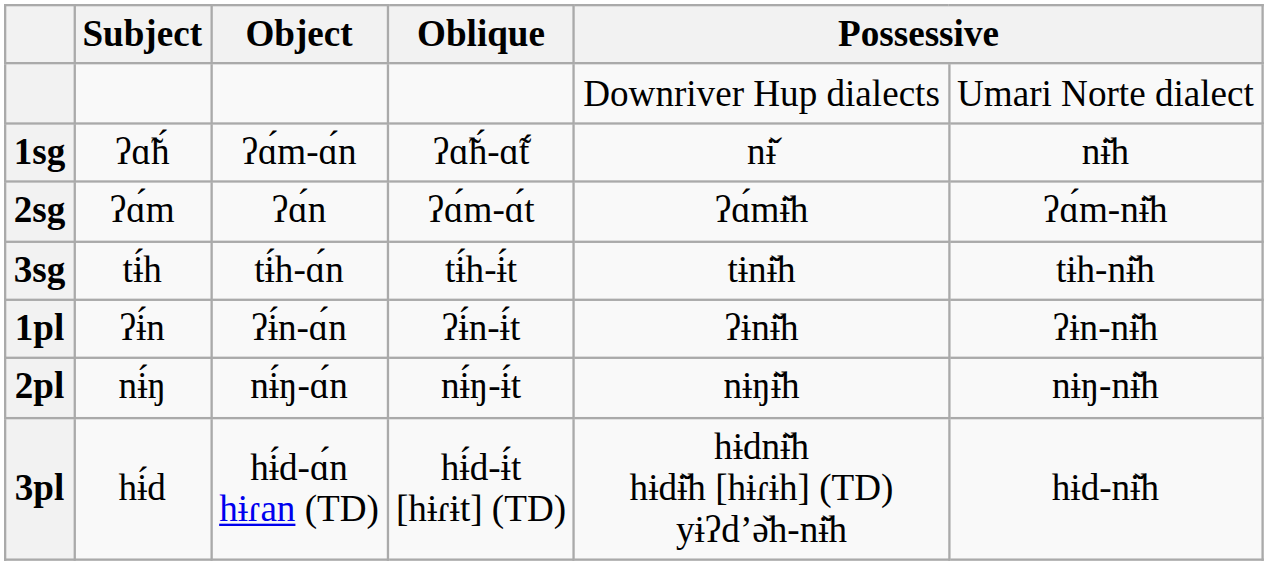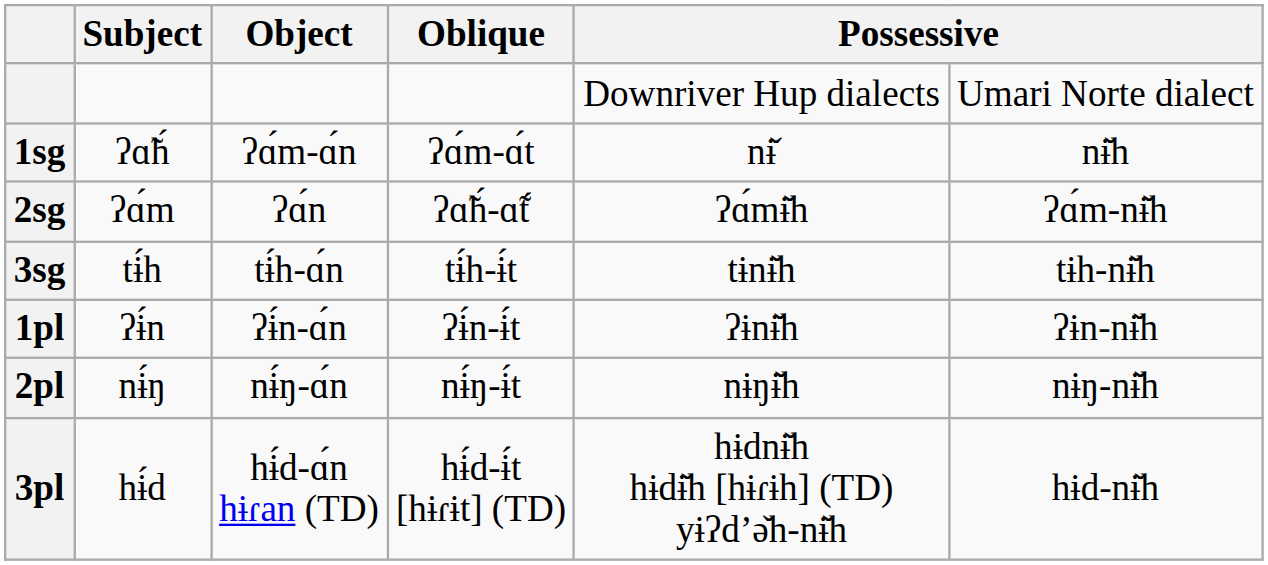(481, 151) ʔɑ̃h́-ɑ̃t́ -> (481, 151) ʔɑ́m-ɑ́t
(481, 210) ʔɑ́m-ɑ́t -> (481, 210) ʔɑ̃h́-ɑ̃t́
